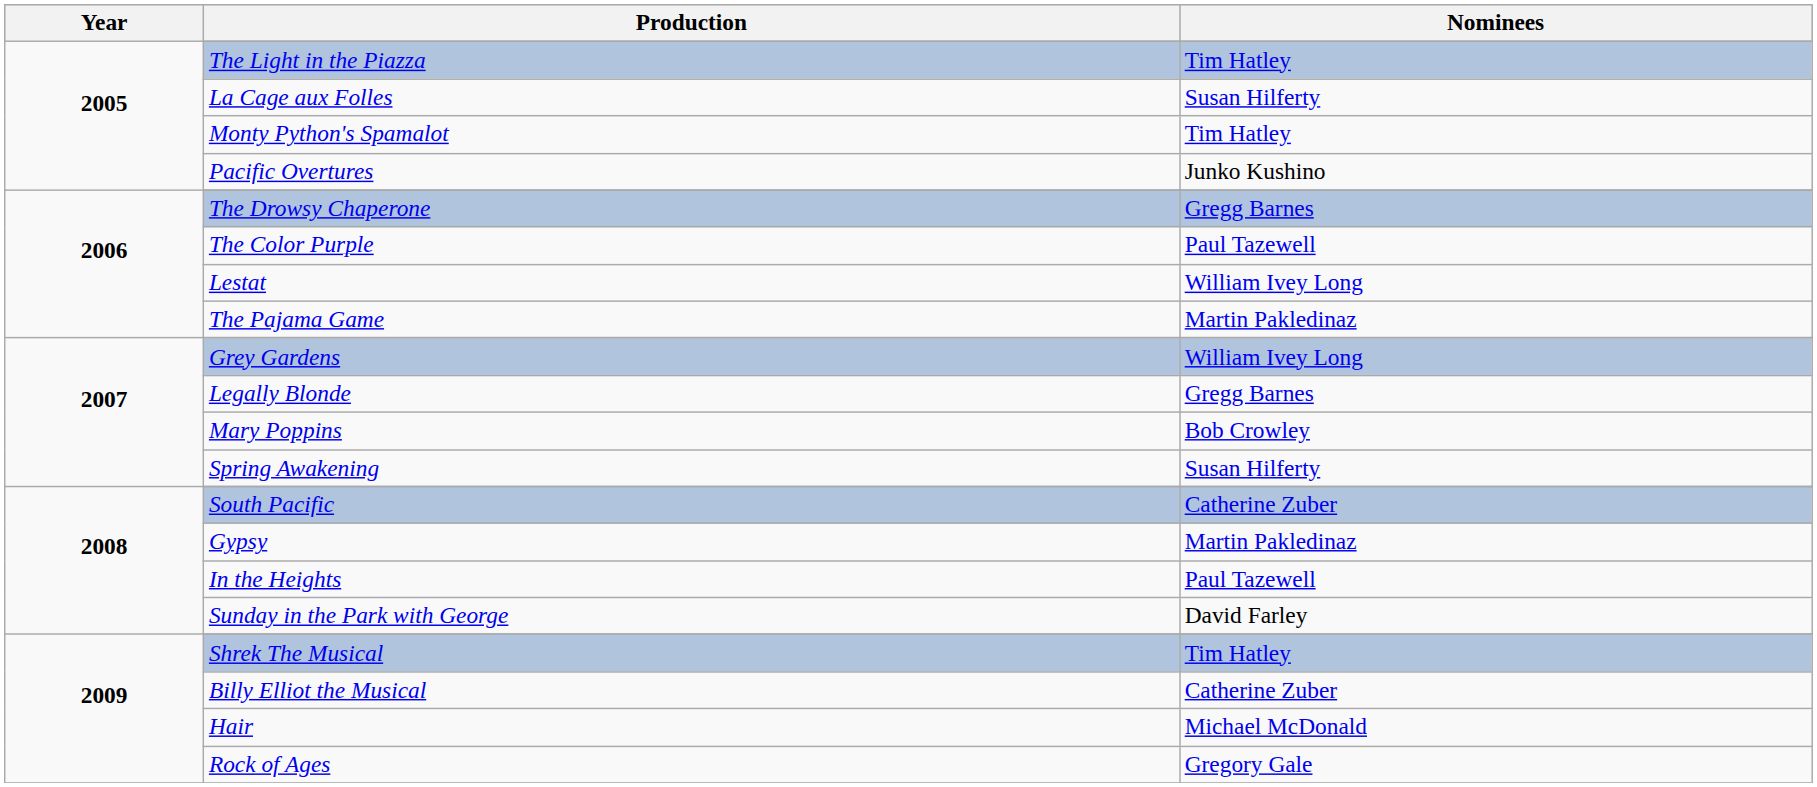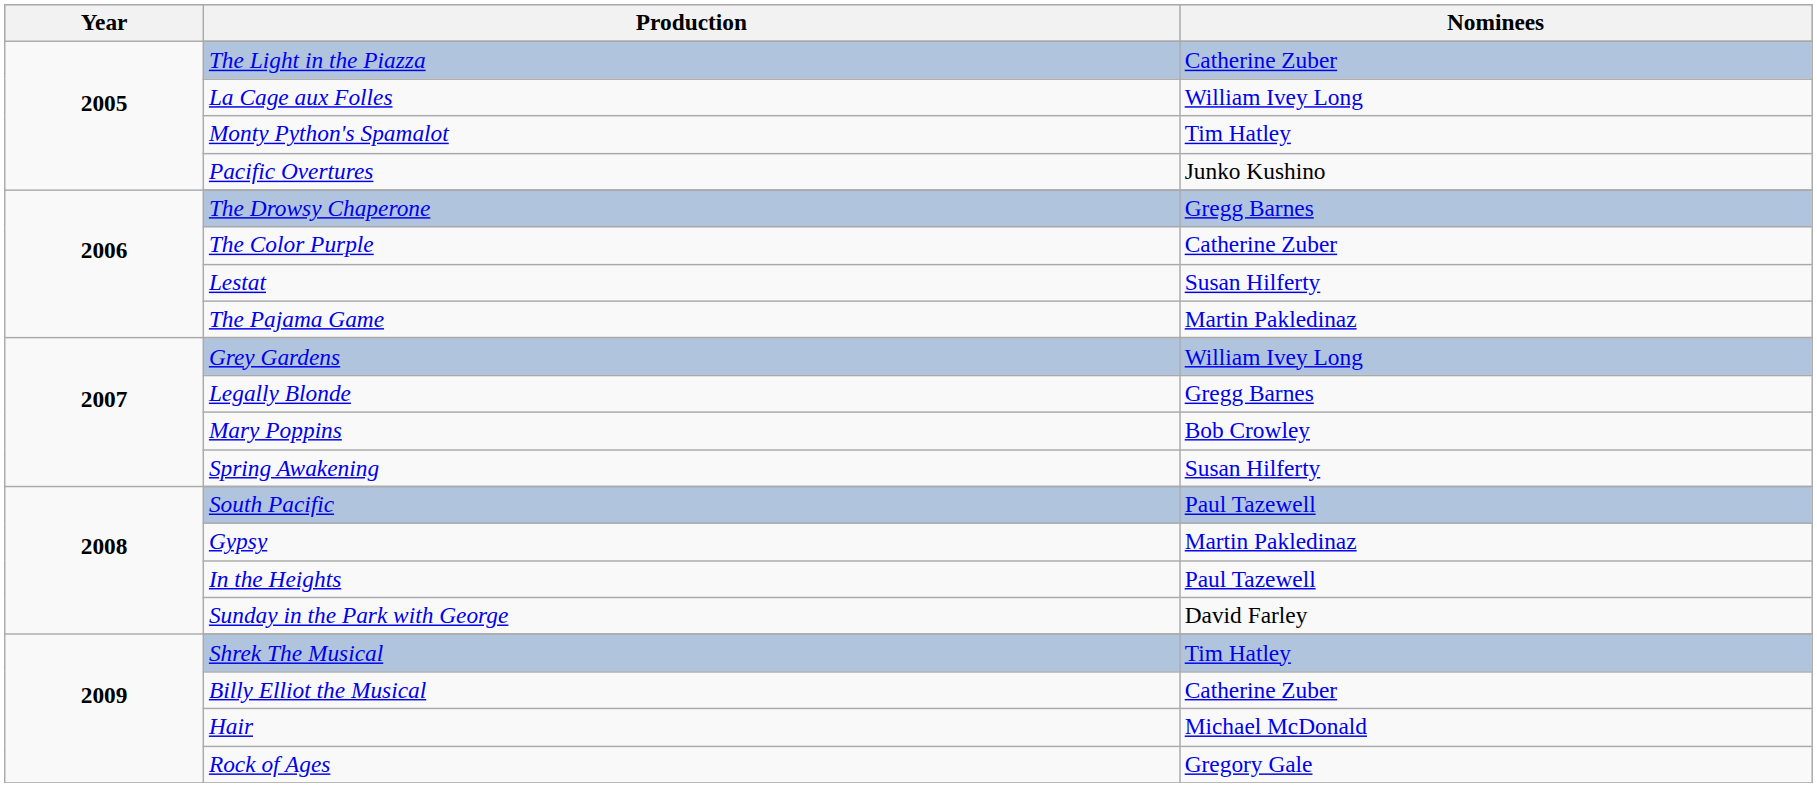(1238, 60) Tim Hatley -> (1261, 60) Catherine Zuber
(1253, 97) Susan Hilferty -> (1274, 97) William Ivey Long
(1250, 245) Paul Tazewell -> (1261, 245) Catherine Zuber
(1274, 282) William Ivey Long -> (1253, 282) Susan Hilferty
(1261, 504) Catherine Zuber -> (1250, 504) Paul Tazewell
